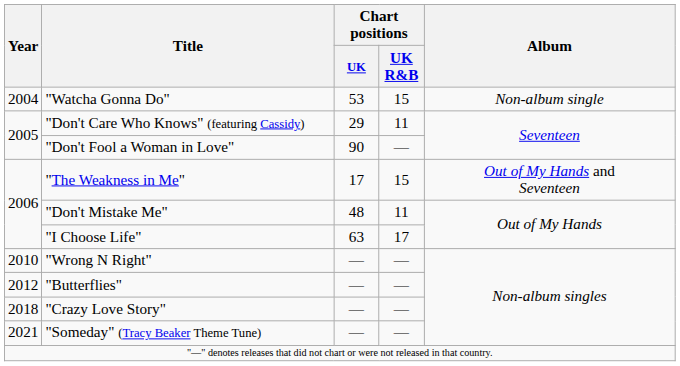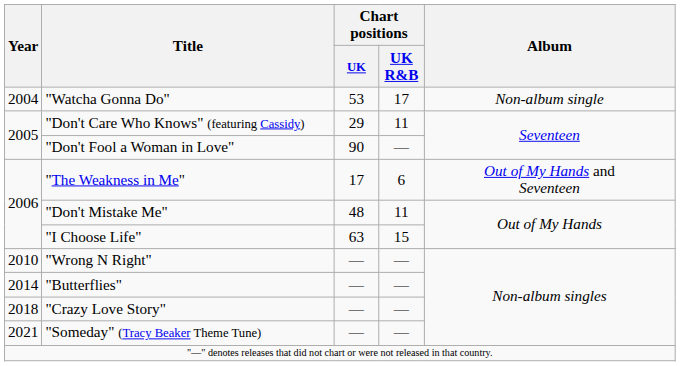(401, 98) 15 -> (401, 98) 17
(401, 179) 15 -> (401, 179) 6
(401, 236) 17 -> (401, 236) 15
(23, 284) 2012 -> (23, 284) 2014
